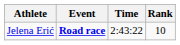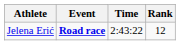(160, 31) 10 -> (160, 31) 12
